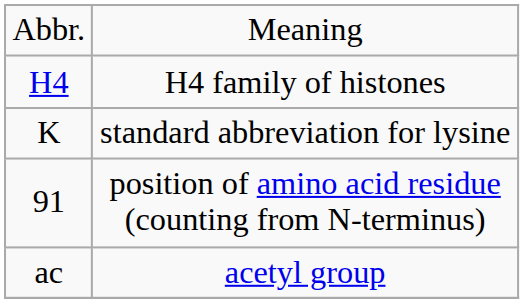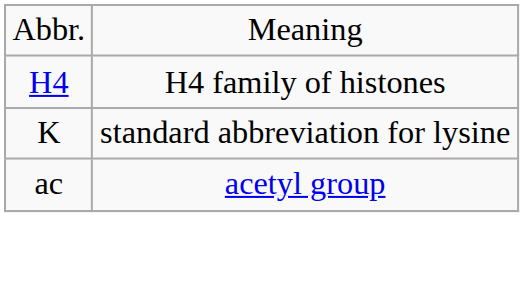- row: (305, 202)
